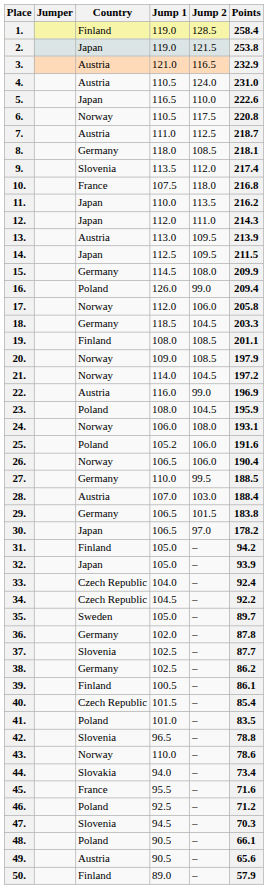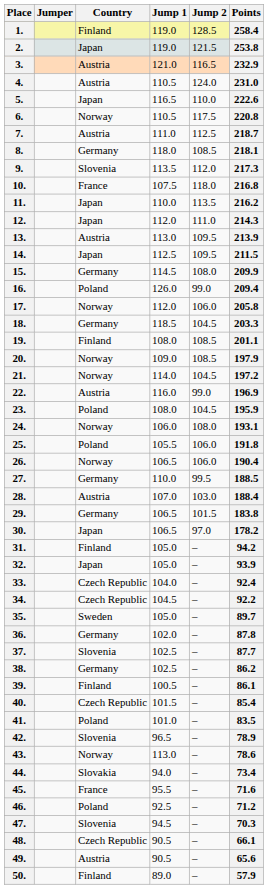(246, 168) 217.4 -> (246, 168) 217.3
(164, 444) 105.2 -> (164, 444) 105.5
(246, 444) 191.6 -> (246, 444) 191.8
(246, 737) 78.8 -> (246, 737) 78.9
(164, 755) 110.0 -> (164, 755) 113.0
(93, 841) Poland -> (113, 841) Czech Republic
